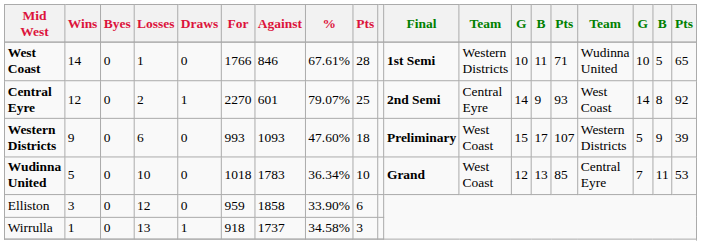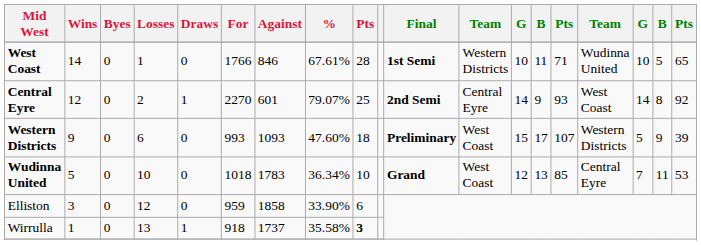(329, 227) 34.58% -> (329, 227) 35.58%
(360, 227) normal -> (360, 227) bold
